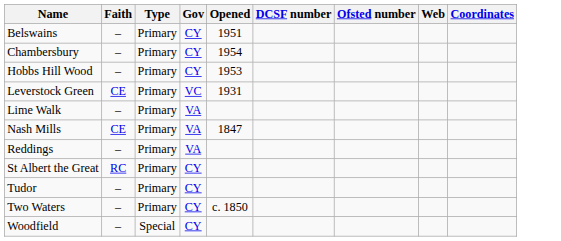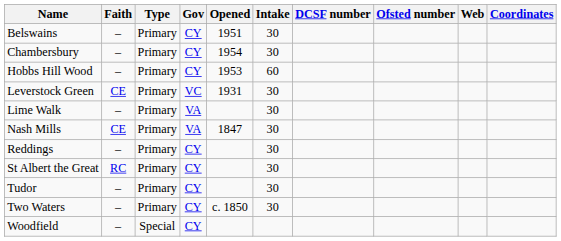+ column: (273, 14)
(193, 149) VA -> (193, 149) CY
